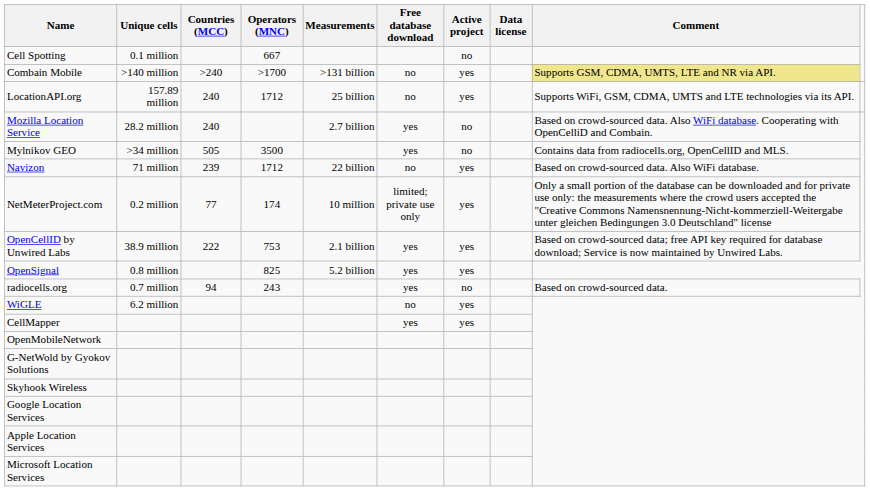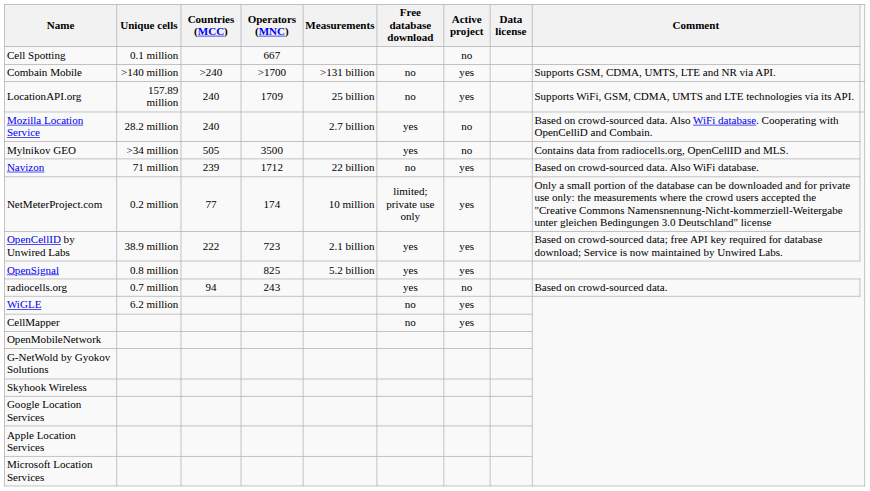(655, 73) khaki background -> (655, 73) no background
(272, 96) 1712 -> (272, 96) 1709
(272, 246) 753 -> (272, 246) 723
(410, 322) yes -> (410, 322) no
